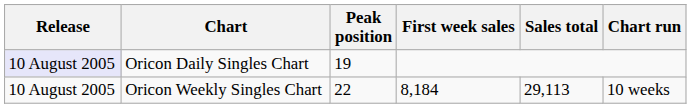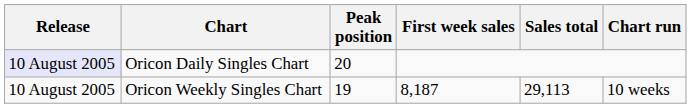(343, 63) 19 -> (343, 63) 20
(343, 90) 22 -> (343, 90) 19
(419, 90) 8,184 -> (419, 90) 8,187
